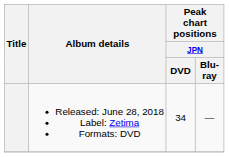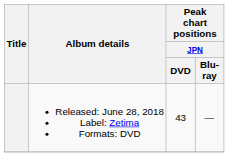(181, 117) 34 -> (181, 117) 43
